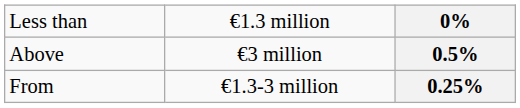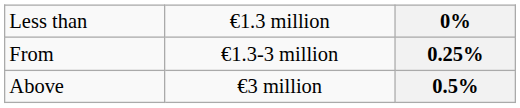rows swapped: (455, 86) <-> (455, 53)
